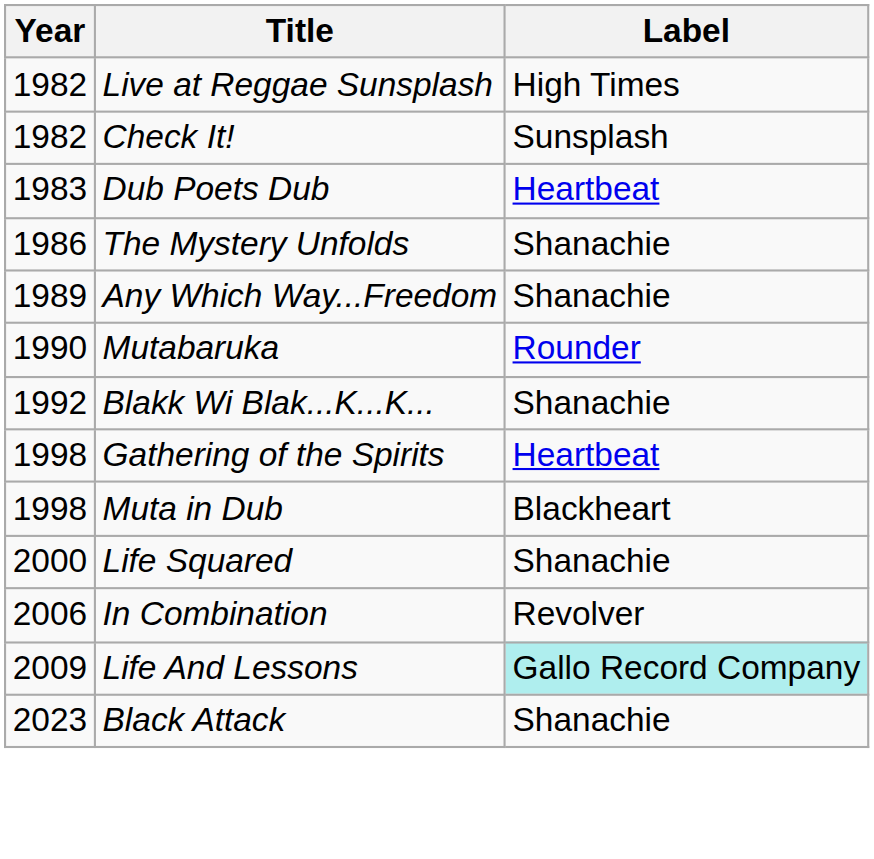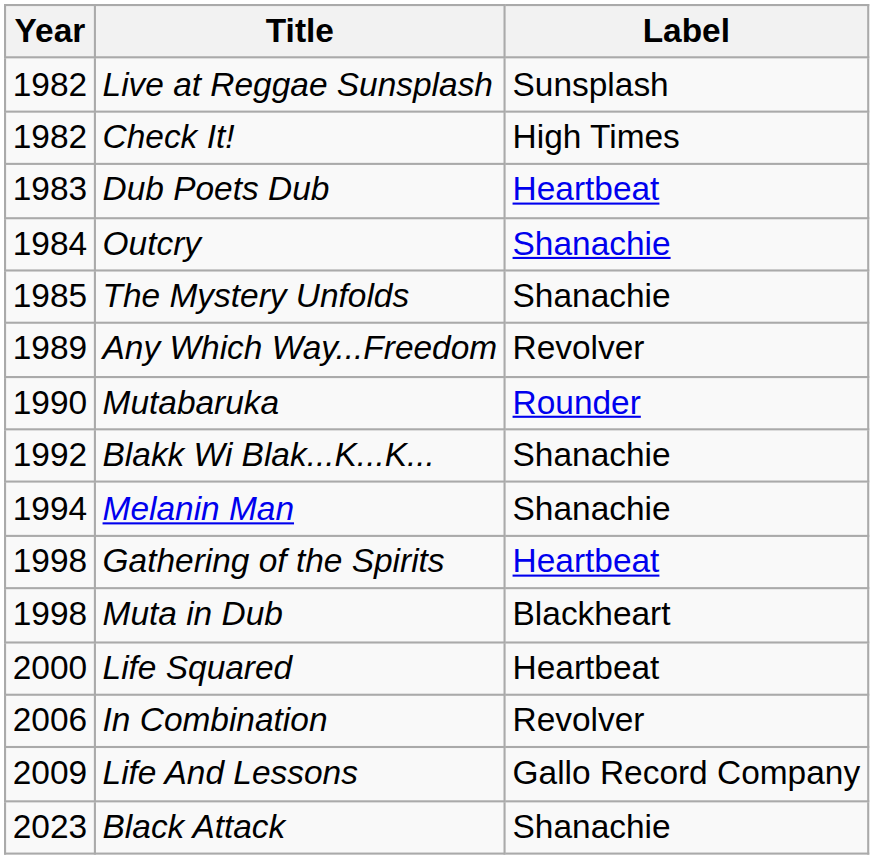(596, 84) High Times -> (591, 84) Sunsplash
(591, 137) Sunsplash -> (596, 137) High Times
+ row: (152, 243)
(50, 243) 1986 -> (50, 296) 1985
(592, 296) Shanachie -> (579, 349) Revolver
+ row: (198, 508)
(592, 561) Shanachie -> (586, 667) Heartbeat
(686, 667) paleturquoise background -> (686, 773) no background
